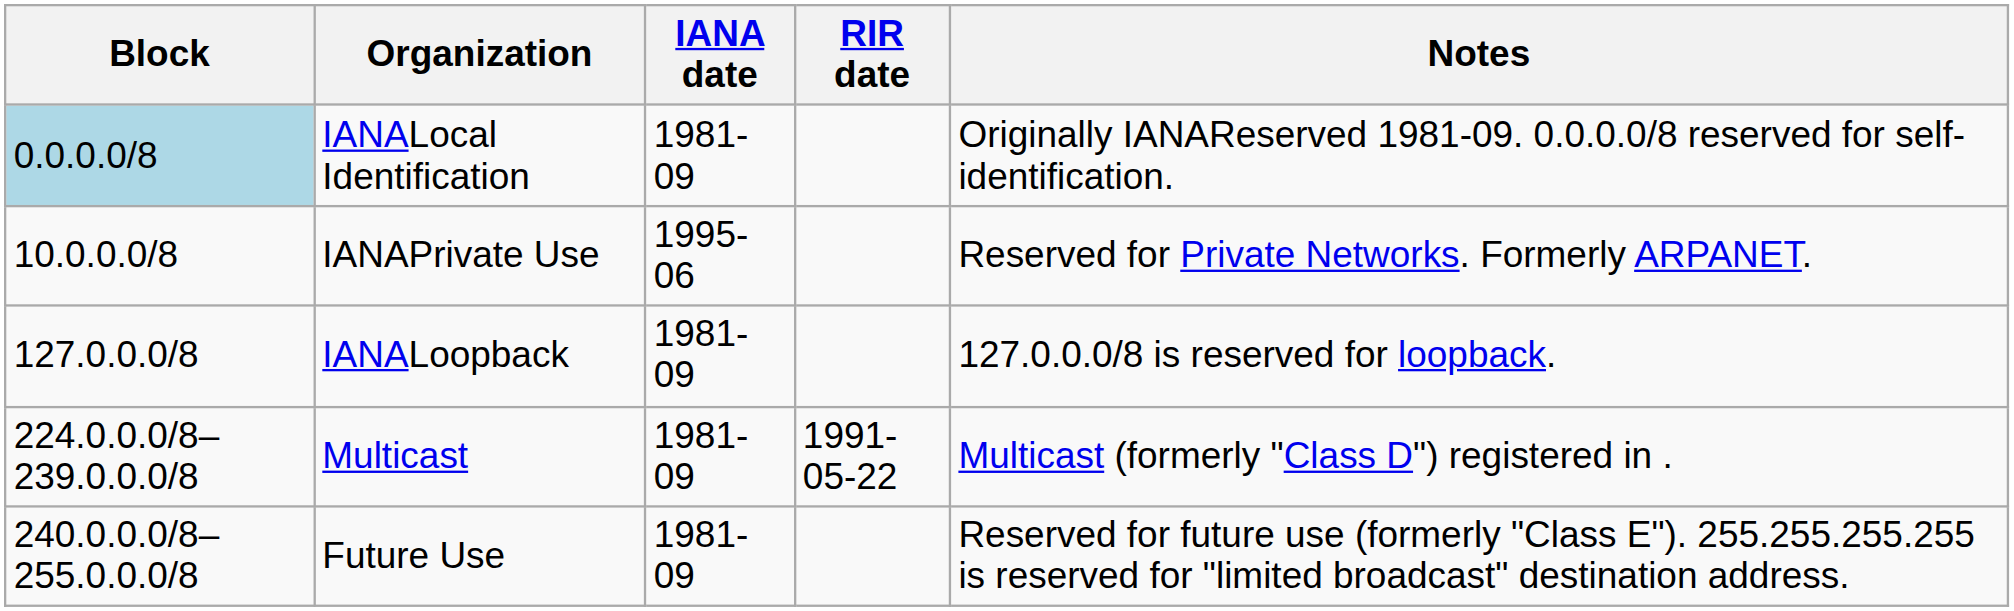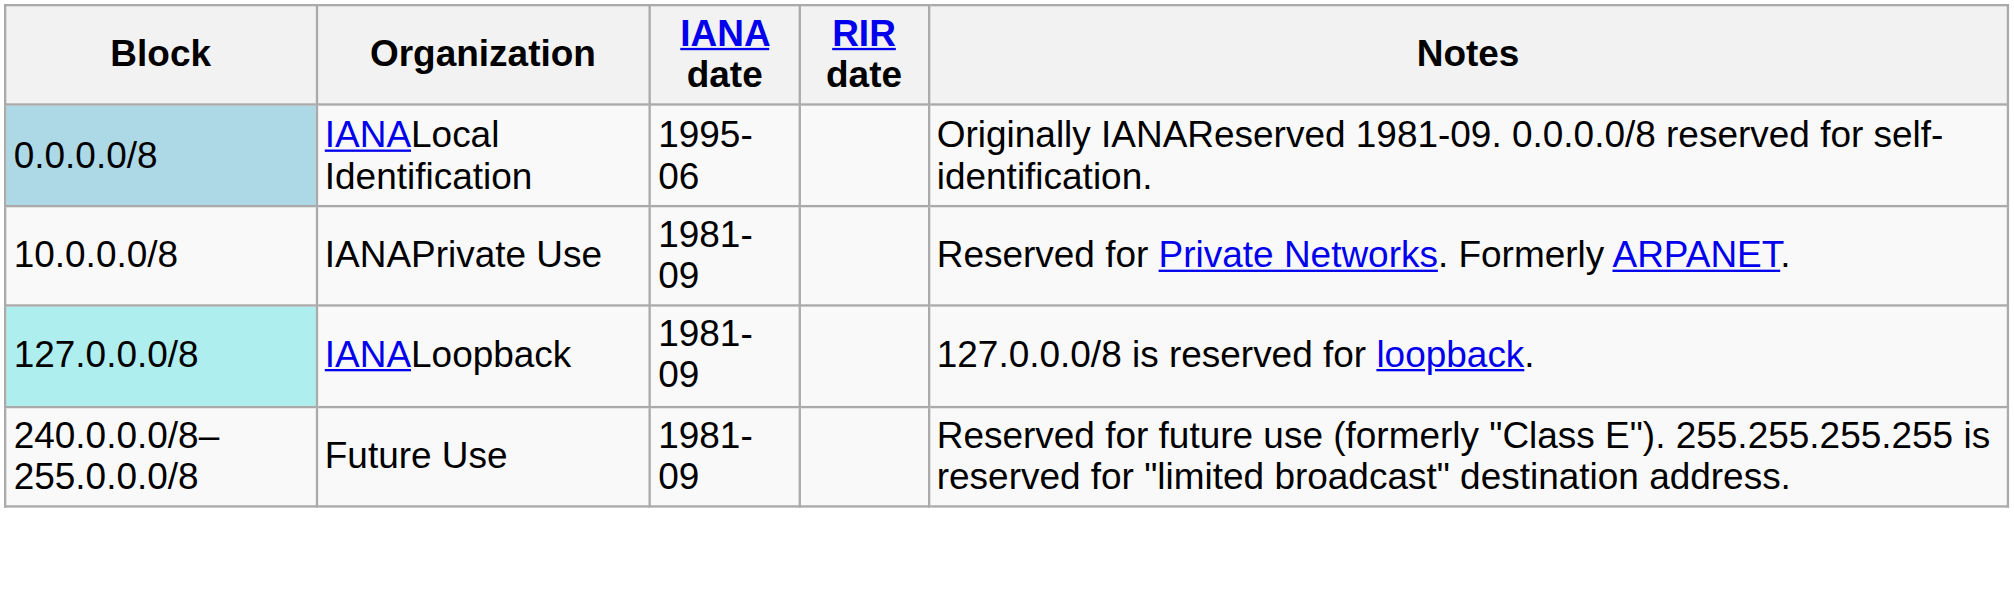(701, 154) 1981-09 -> (705, 154) 1995-06
(701, 254) 1995-06 -> (705, 254) 1981-09
(106, 355) no background -> (106, 355) paleturquoise background
- row: (395, 455)
